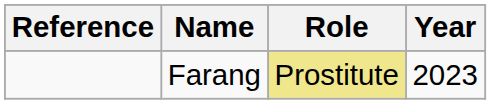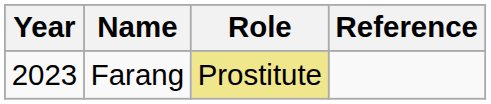columns swapped: (445, 27) <-> (83, 27)
